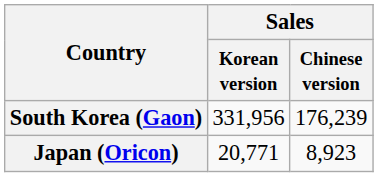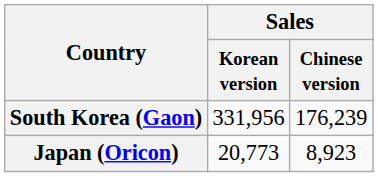(249, 152) 20,771 -> (249, 152) 20,773
